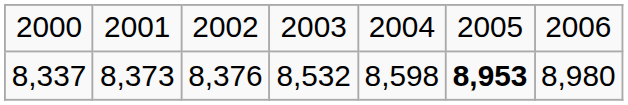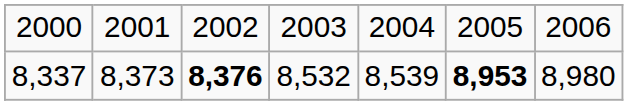(225, 75) normal -> (225, 75) bold
(402, 75) 8,598 -> (402, 75) 8,539
